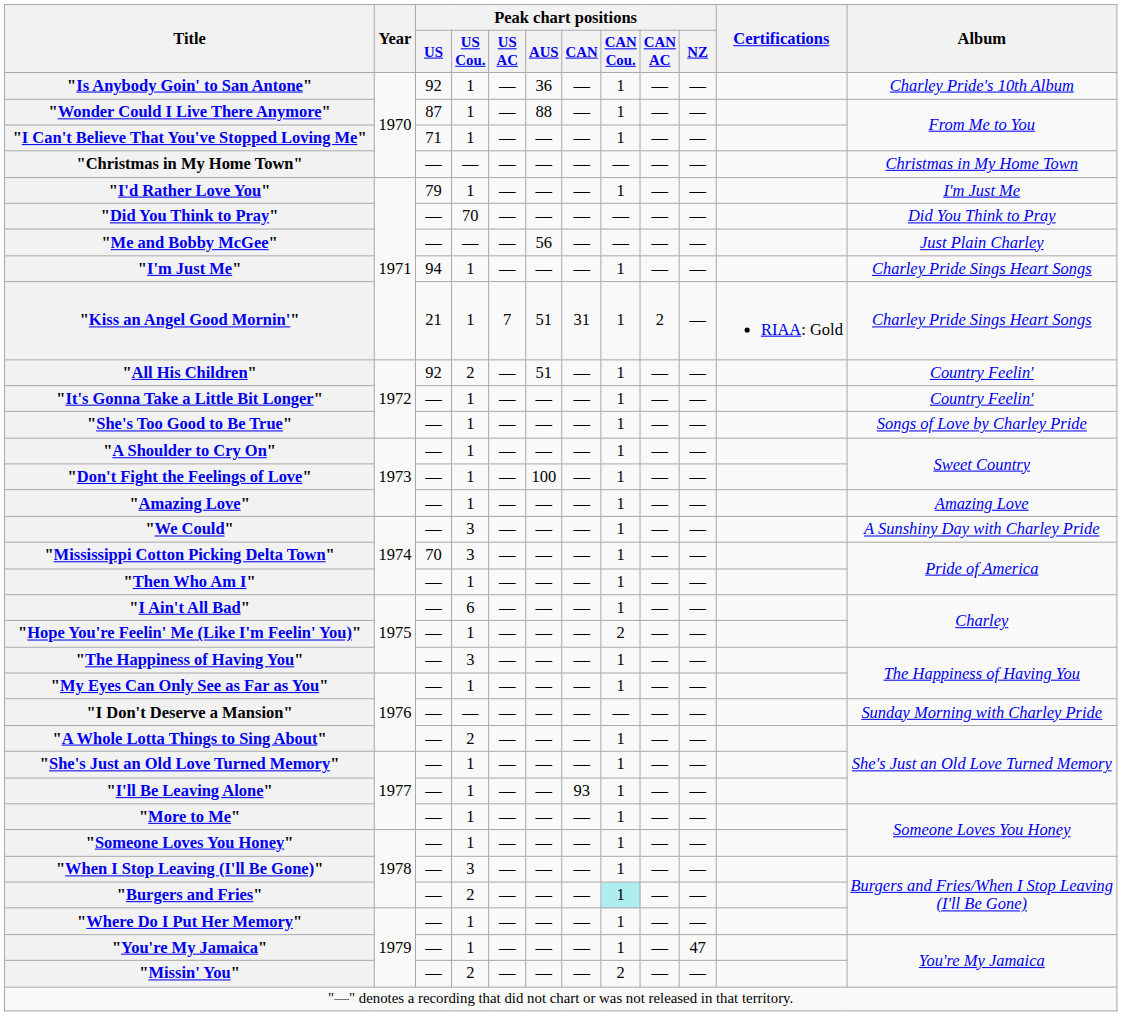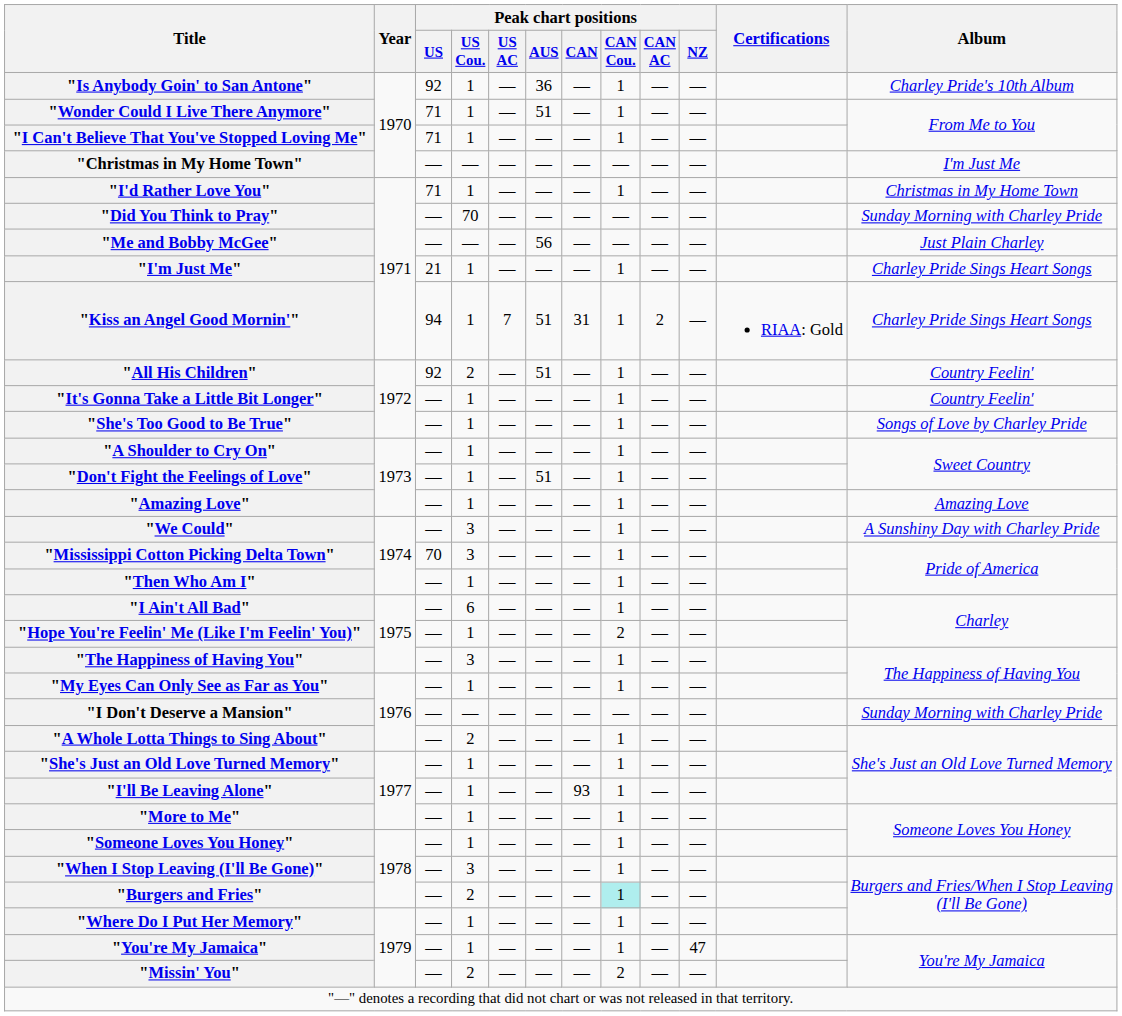(434, 111) 87 -> (434, 111) 71
(544, 111) 88 -> (544, 111) 51
(982, 164) Christmas in My Home Town -> (982, 164) I'm Just Me
(434, 190) 79 -> (434, 190) 71
(982, 190) I'm Just Me -> (982, 190) Christmas in My Home Town
(982, 216) Did You Think to Pray -> (982, 216) Sunday Morning with Charley Pride
(434, 268) 94 -> (434, 268) 21
(434, 320) 21 -> (434, 320) 94
(544, 476) 100 -> (544, 476) 51
